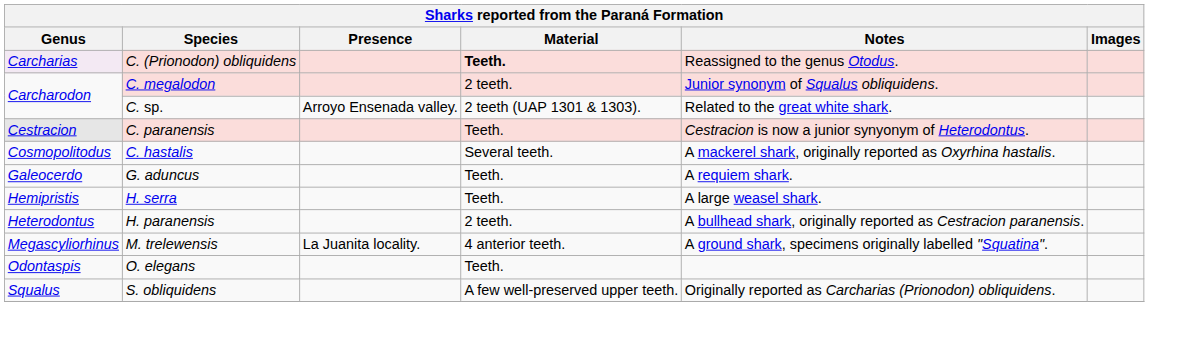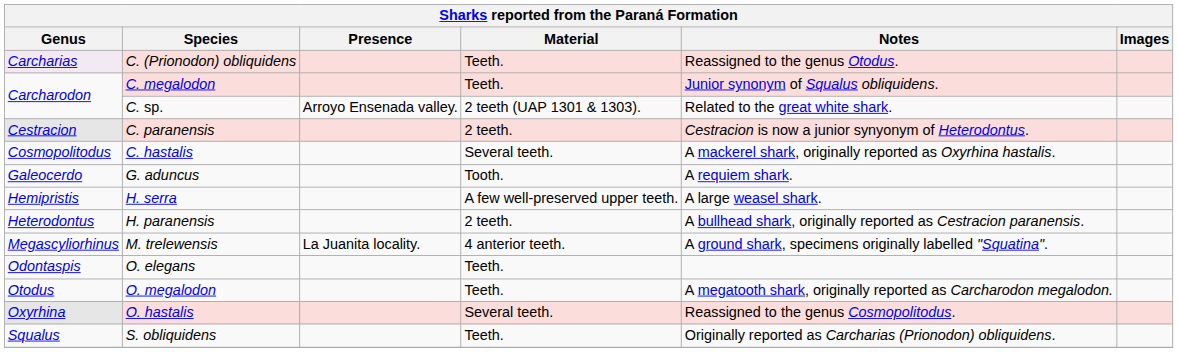(485, 61) bold -> (484, 61) normal
(488, 84) 2 teeth. -> (484, 84) Teeth.
(484, 130) Teeth. -> (488, 130) 2 teeth.
(484, 175) Teeth. -> (484, 175) Tooth.
(484, 198) Teeth. -> (571, 198) A few well-preserved upper teeth.
+ row: (171, 289)
+ row: (160, 312)
(571, 289) A few well-preserved upper teeth. -> (484, 335) Teeth.
